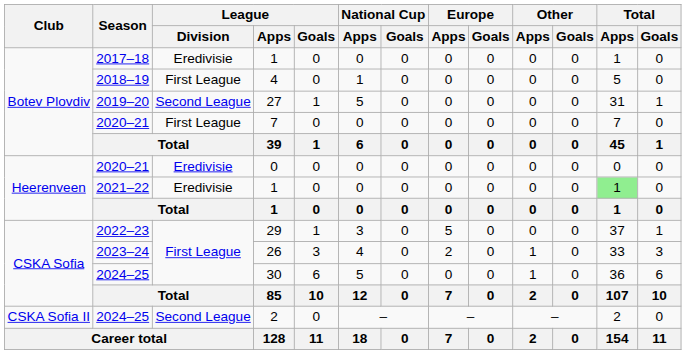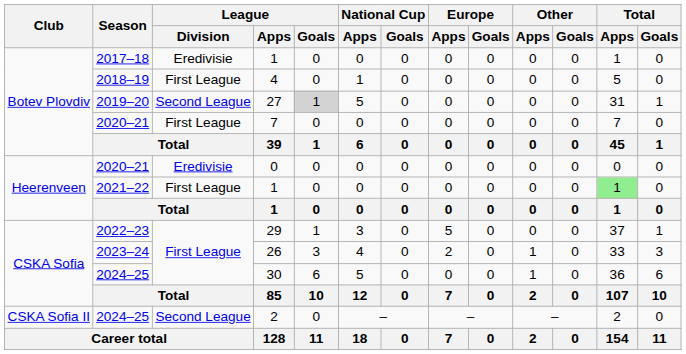(316, 101) no background -> (316, 101) lightgrey background
(203, 187) Eredivisie -> (203, 187) First League
